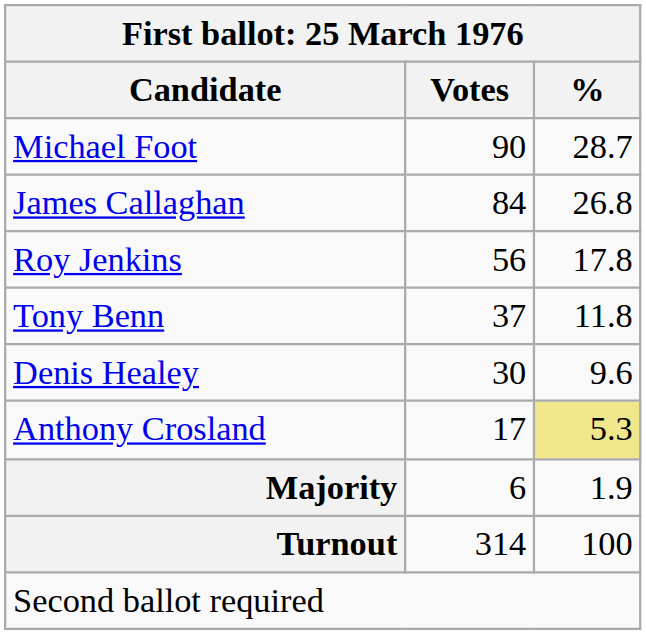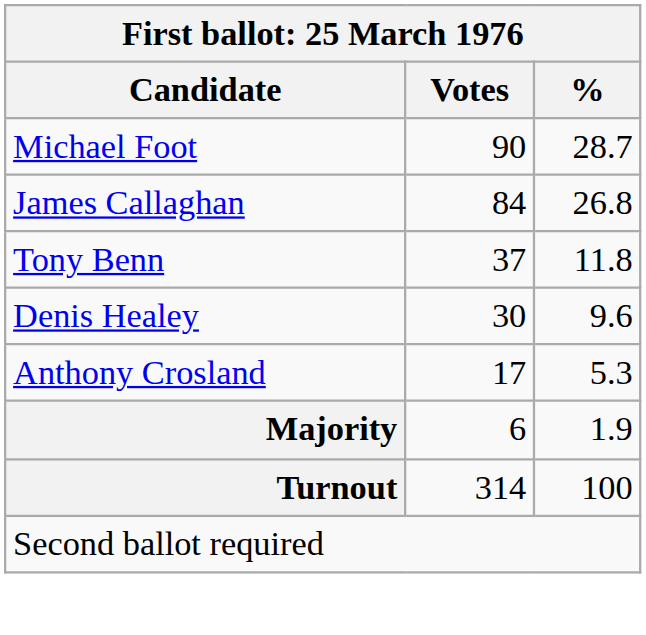- row: (98, 259)
(611, 429) khaki background -> (611, 372) no background
